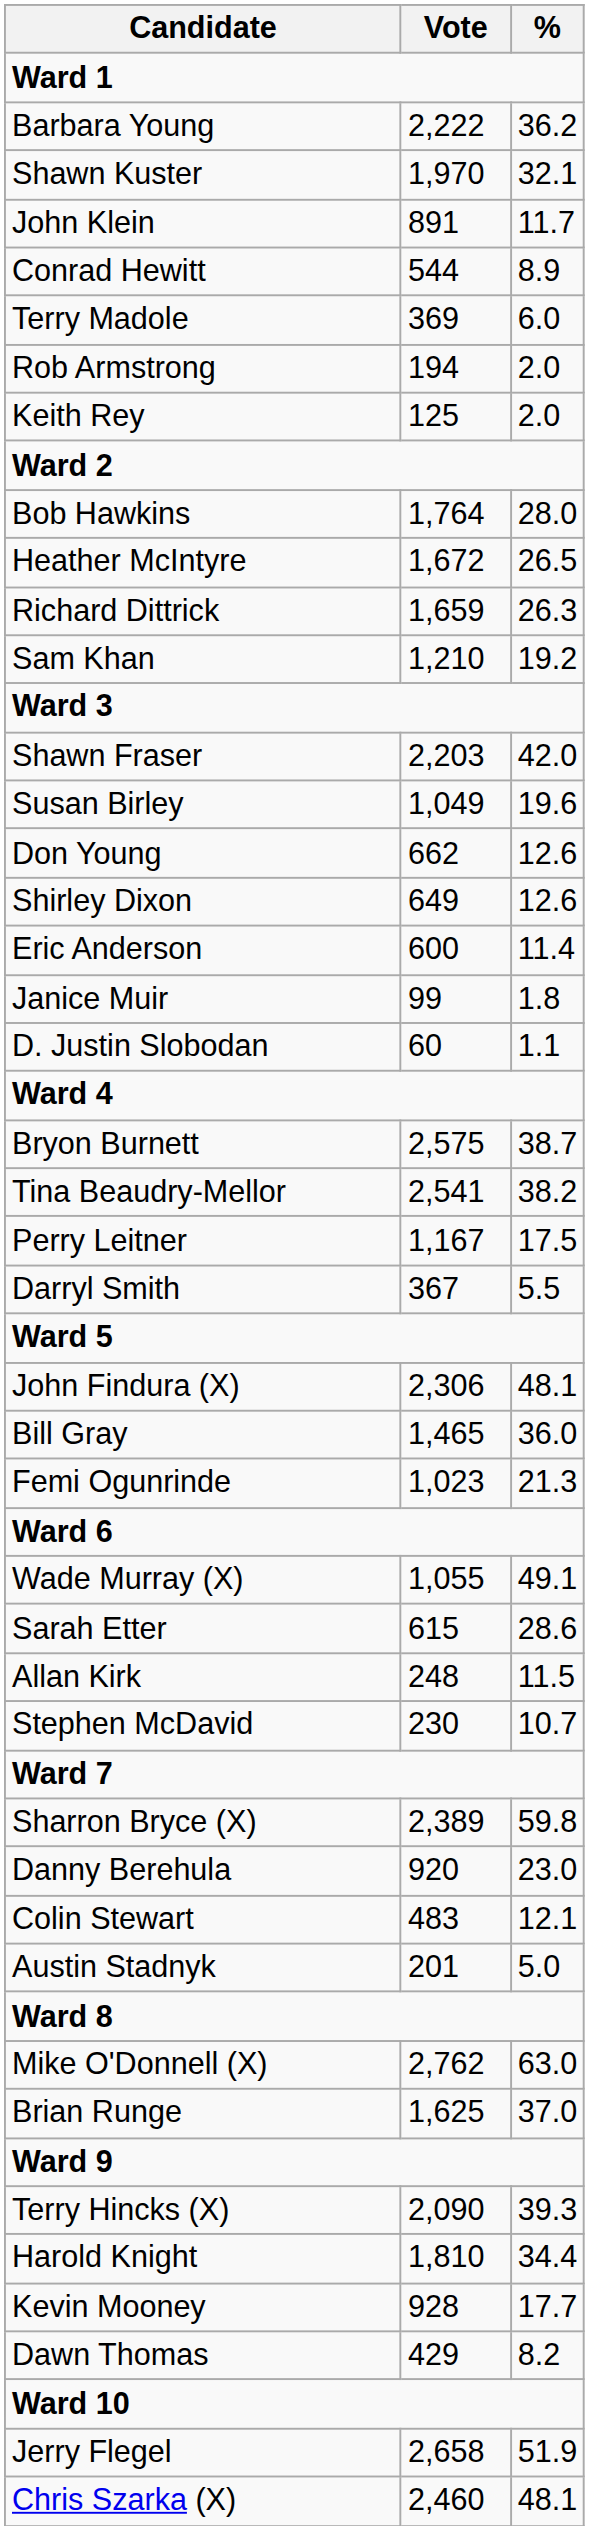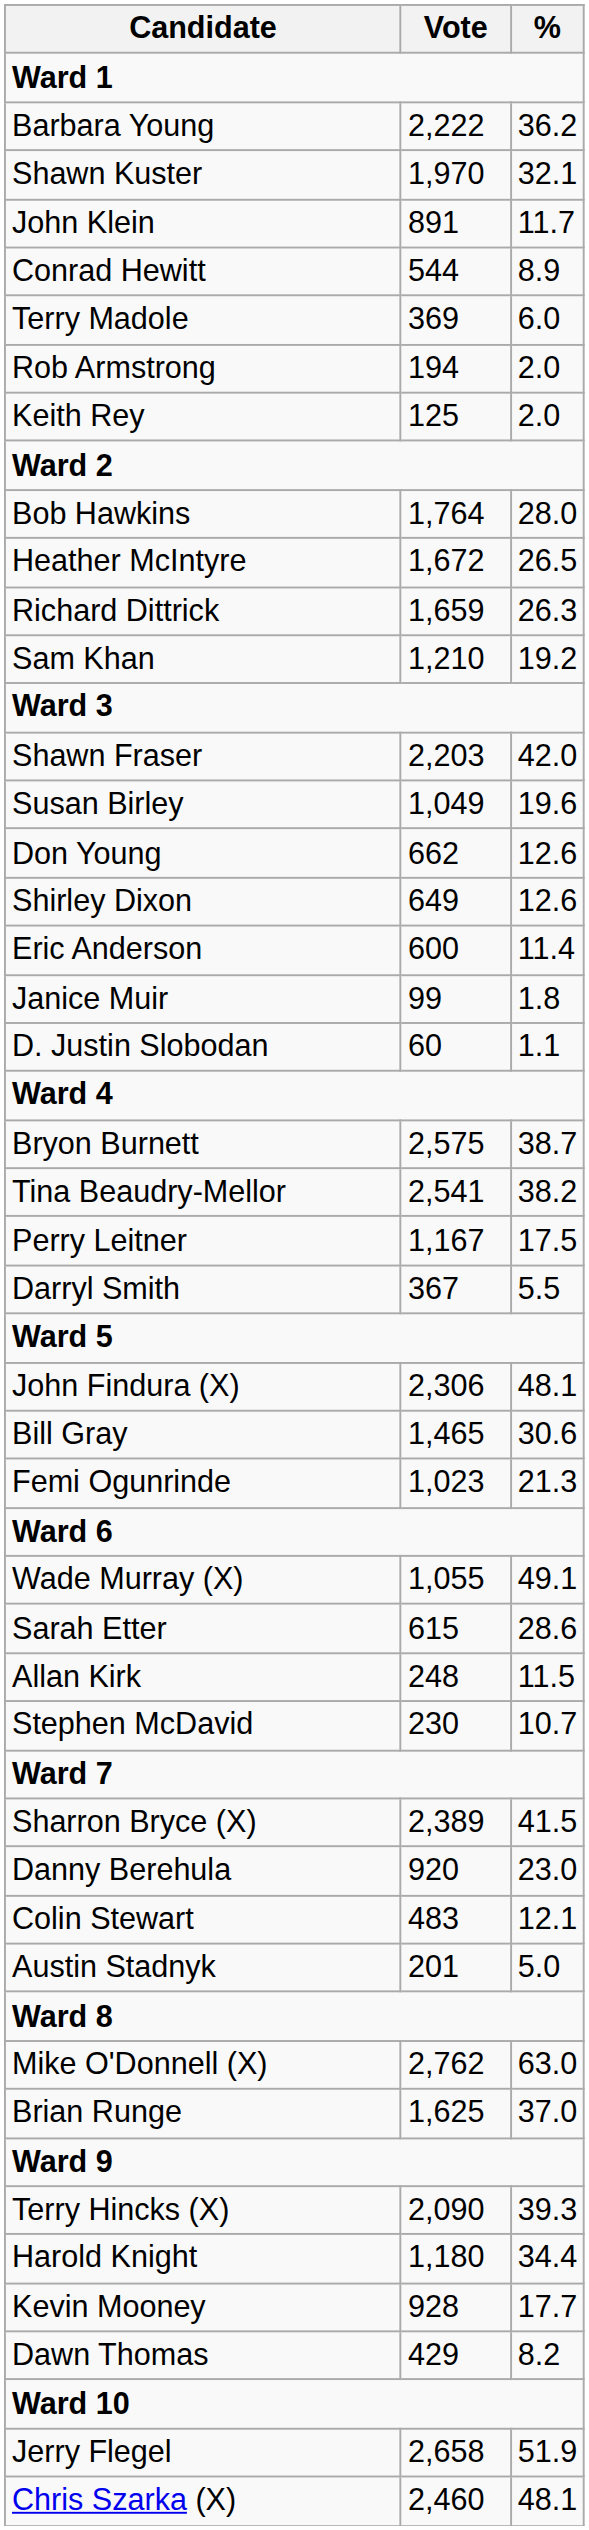(547, 1434) 36.0 -> (547, 1434) 30.6
(547, 1821) 59.8 -> (547, 1821) 41.5
(446, 2258) 1,810 -> (446, 2258) 1,180
